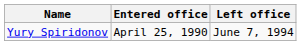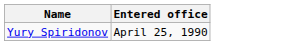- column: (253, 14)
